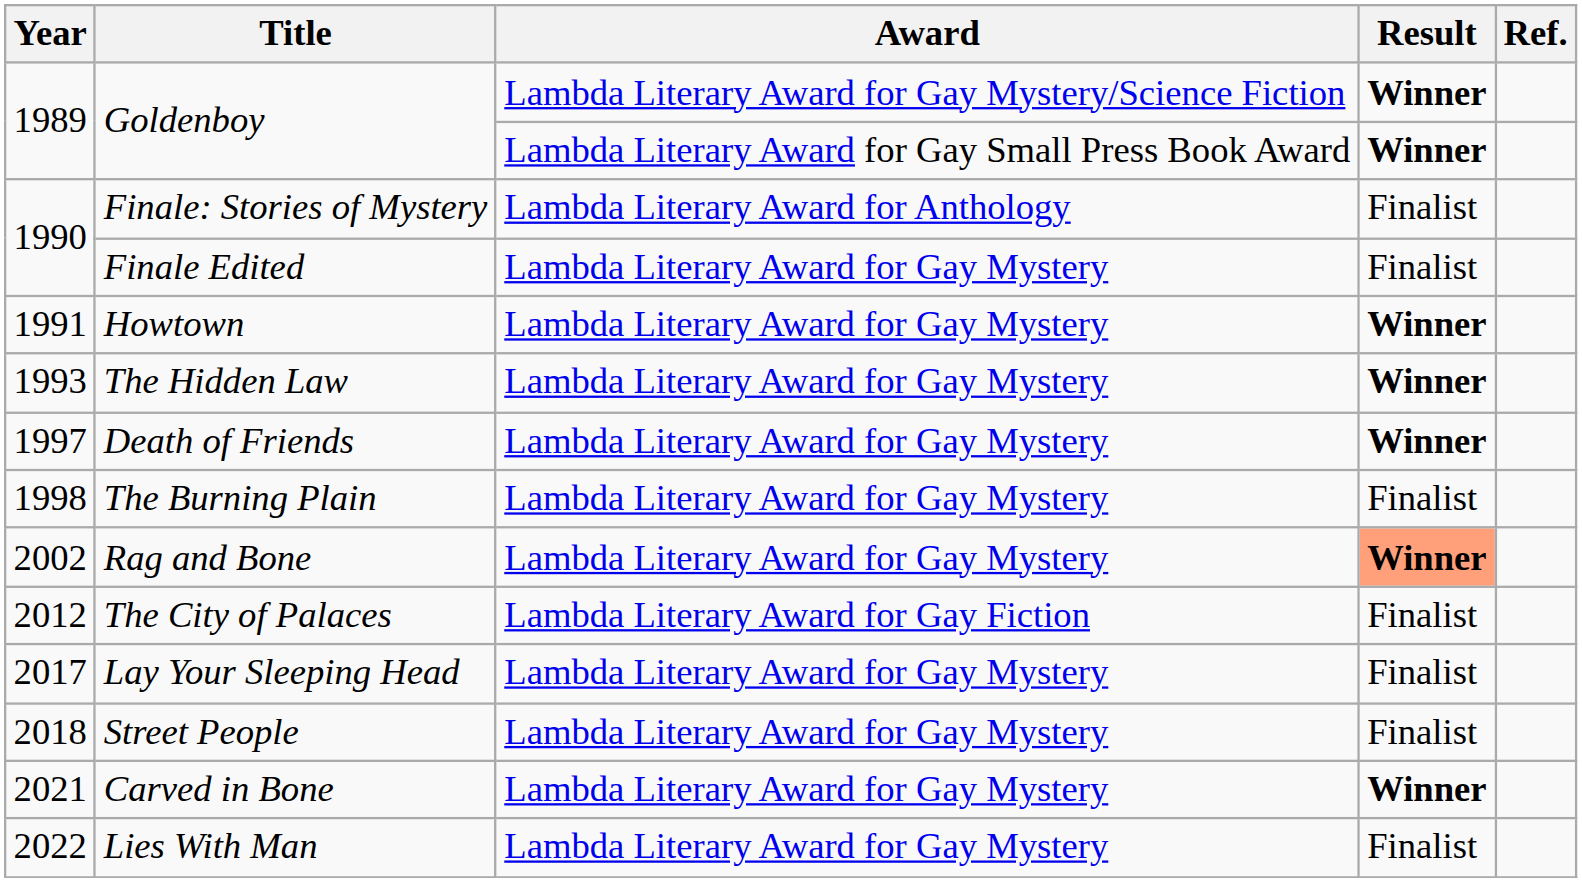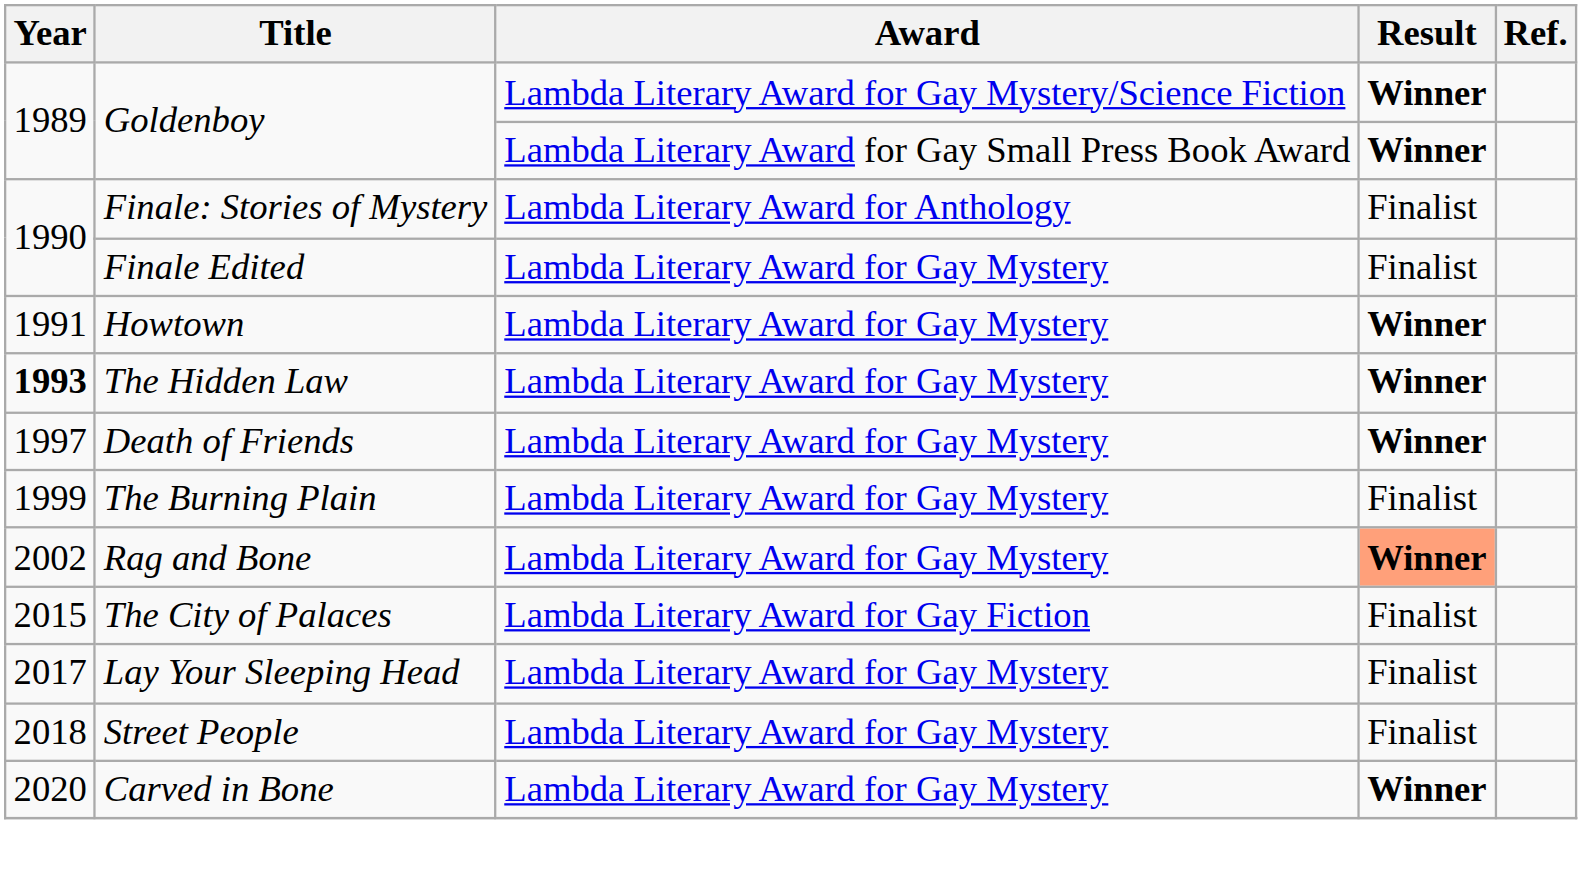(50, 382) normal -> (50, 382) bold
(50, 498) 1998 -> (50, 498) 1999
(50, 614) 2012 -> (50, 614) 2015
(50, 788) 2021 -> (50, 788) 2020
- row: (211, 847)
